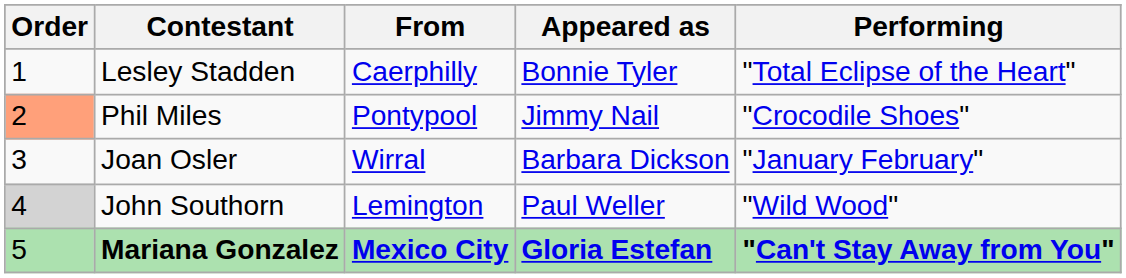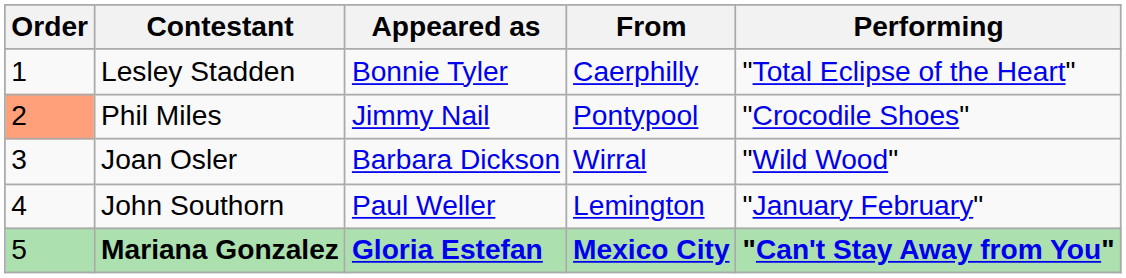columns swapped: (430, 26) <-> (625, 26)
(863, 160) "January February" -> (820, 160) "Wild Wood"
(19, 205) lightgrey background -> (19, 205) no background
(820, 205) "Wild Wood" -> (863, 205) "January February"
